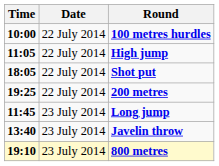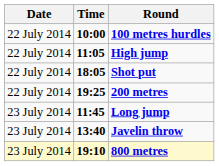columns swapped: (73, 14) <-> (22, 14)
